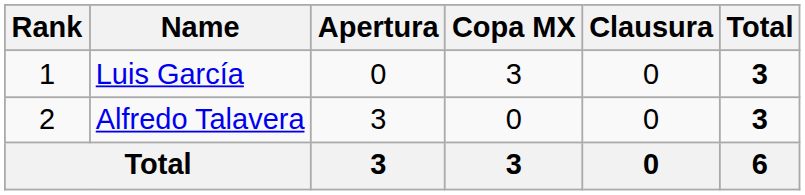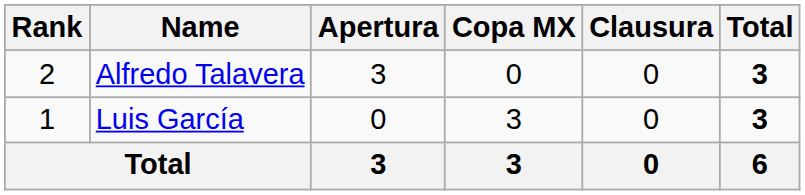rows swapped: (170, 73) <-> (200, 119)
